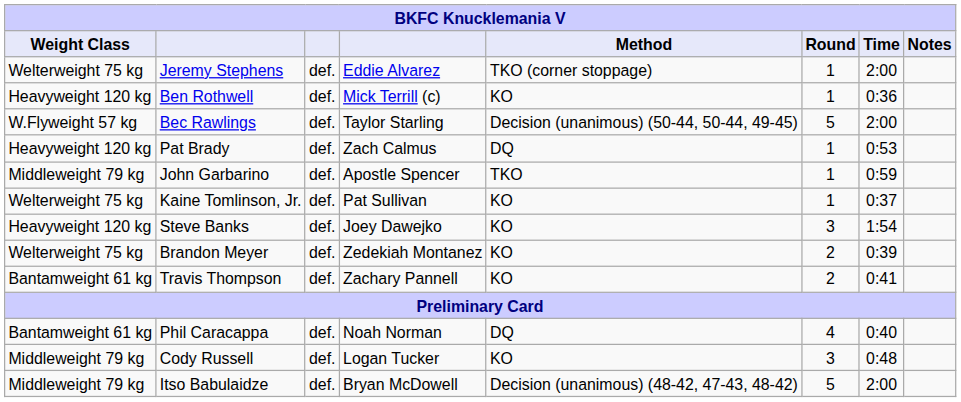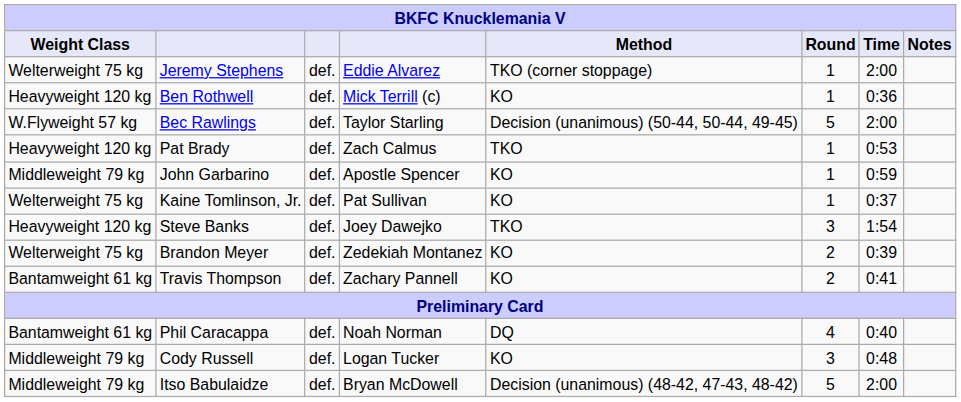(502, 148) DQ -> (506, 148) TKO
(506, 174) TKO -> (501, 174) KO
(501, 227) KO -> (506, 227) TKO
